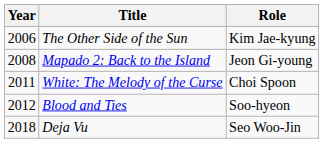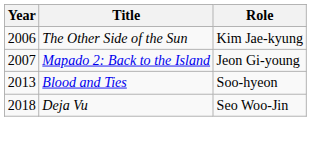(22, 60) 2008 -> (22, 60) 2007
- row: (132, 82)
(22, 104) 2012 -> (22, 82) 2013
